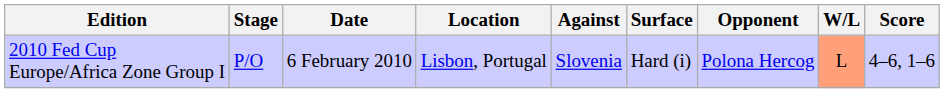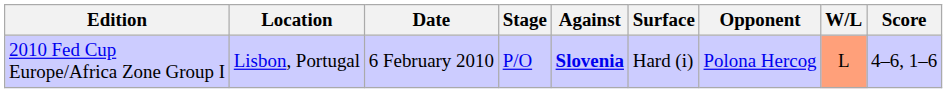columns swapped: (256, 19) <-> (484, 19)
(589, 61) normal -> (590, 61) bold
